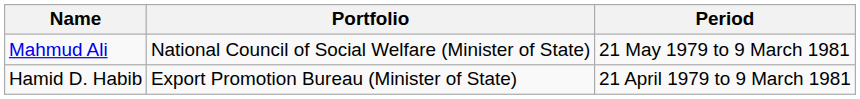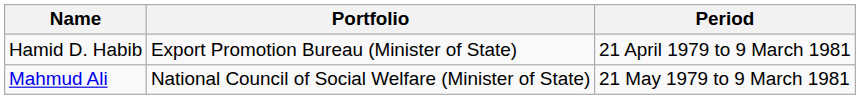rows swapped: (76, 79) <-> (58, 49)
